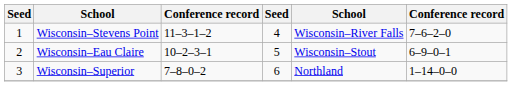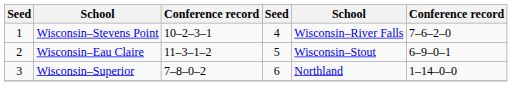(188, 33) 11–3–1–2 -> (188, 33) 10–2–3–1
(188, 52) 10–2–3–1 -> (188, 52) 11–3–1–2
